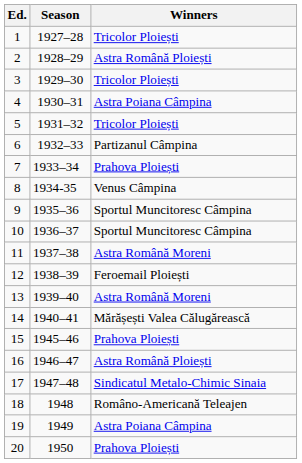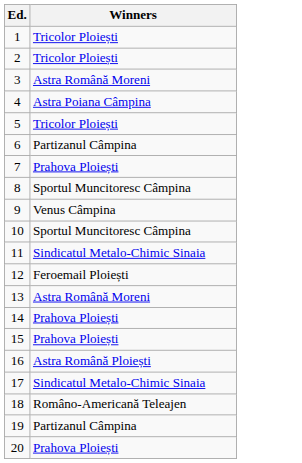- column: (60, 15)
(153, 58) Astra Română Ploiești -> (75, 58) Tricolor Ploiești
(136, 80) Tricolor Ploiești -> (92, 80) Astra Română Moreni
(135, 188) Venus Câmpina -> (112, 188) Sportul Muncitoresc Câmpina
(173, 210) Sportul Muncitoresc Câmpina -> (74, 210) Venus Câmpina
(152, 253) Astra Română Moreni -> (119, 253) Sindicatul Metalo-Chimic Sinaia
(172, 318) Mărășești Valea Călugărească -> (76, 318) Prahova Ploiești
(153, 426) Astra Poiana Câmpina -> (85, 426) Partizanul Câmpina
